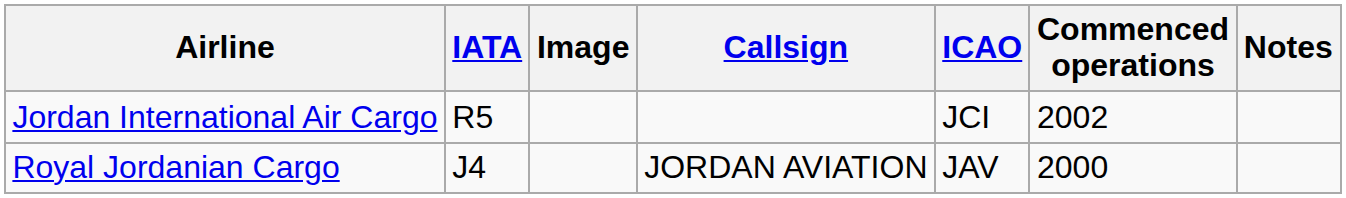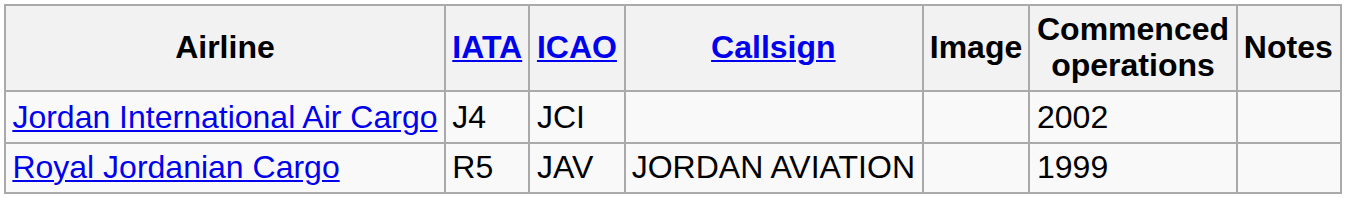columns swapped: (982, 47) <-> (583, 47)
(473, 116) R5 -> (469, 116) J4
(469, 167) J4 -> (473, 167) R5
(1073, 167) 2000 -> (1073, 167) 1999
